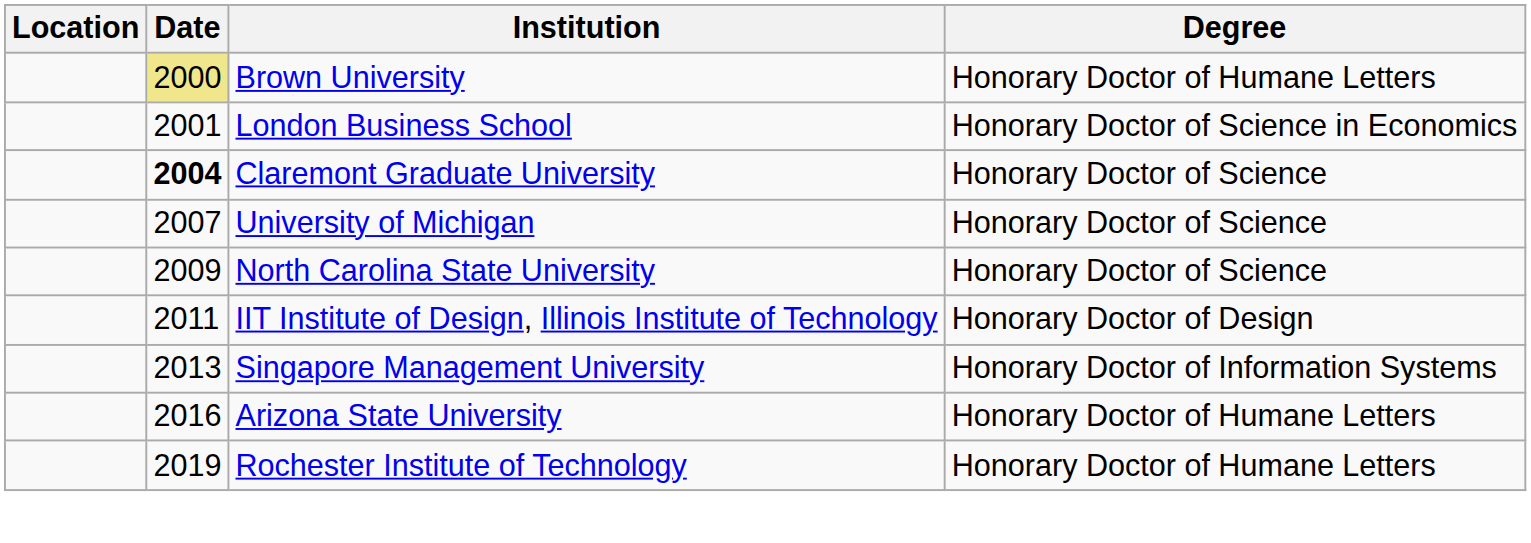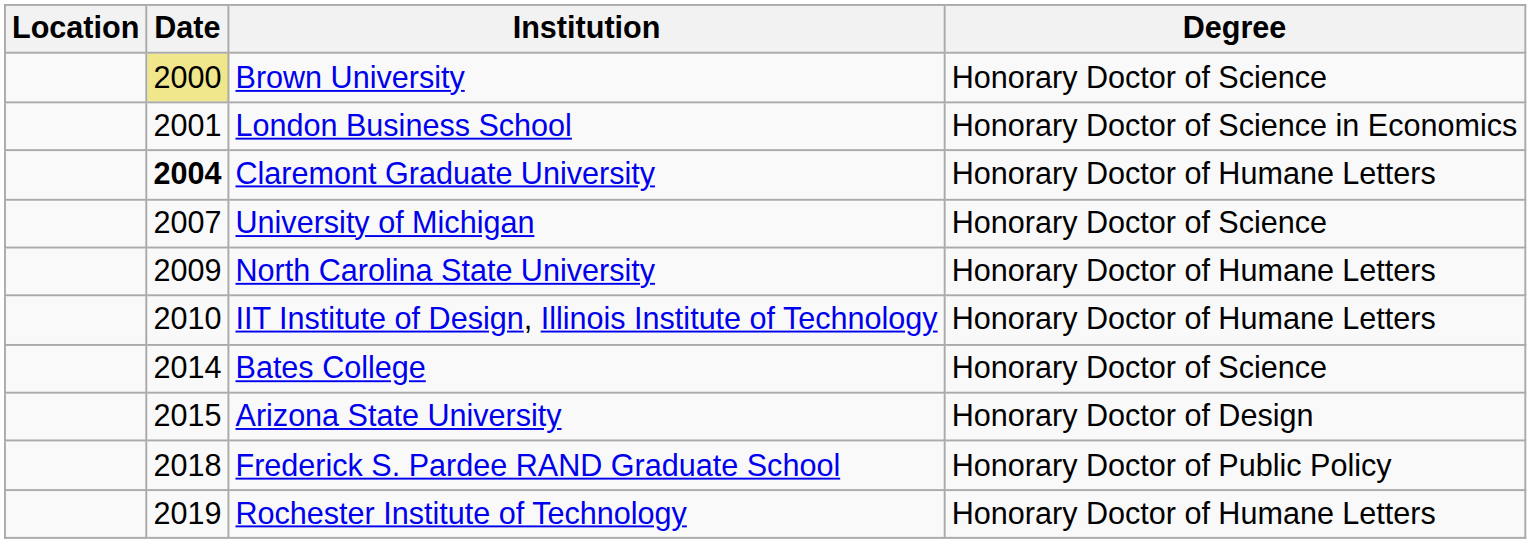(1194, 77) Honorary Doctor of Humane Letters -> (1139, 77) Honorary Doctor of Science
(1139, 174) Honorary Doctor of Science -> (1194, 174) Honorary Doctor of Humane Letters
(1139, 271) Honorary Doctor of Science -> (1194, 271) Honorary Doctor of Humane Letters
(186, 319) 2011 -> (187, 319) 2010
(1133, 319) Honorary Doctor of Design -> (1194, 319) Honorary Doctor of Humane Letters
- row: (470, 367)
+ row: (331, 367)
(187, 416) 2016 -> (187, 416) 2015
(1194, 416) Honorary Doctor of Humane Letters -> (1133, 416) Honorary Doctor of Design
+ row: (538, 464)
